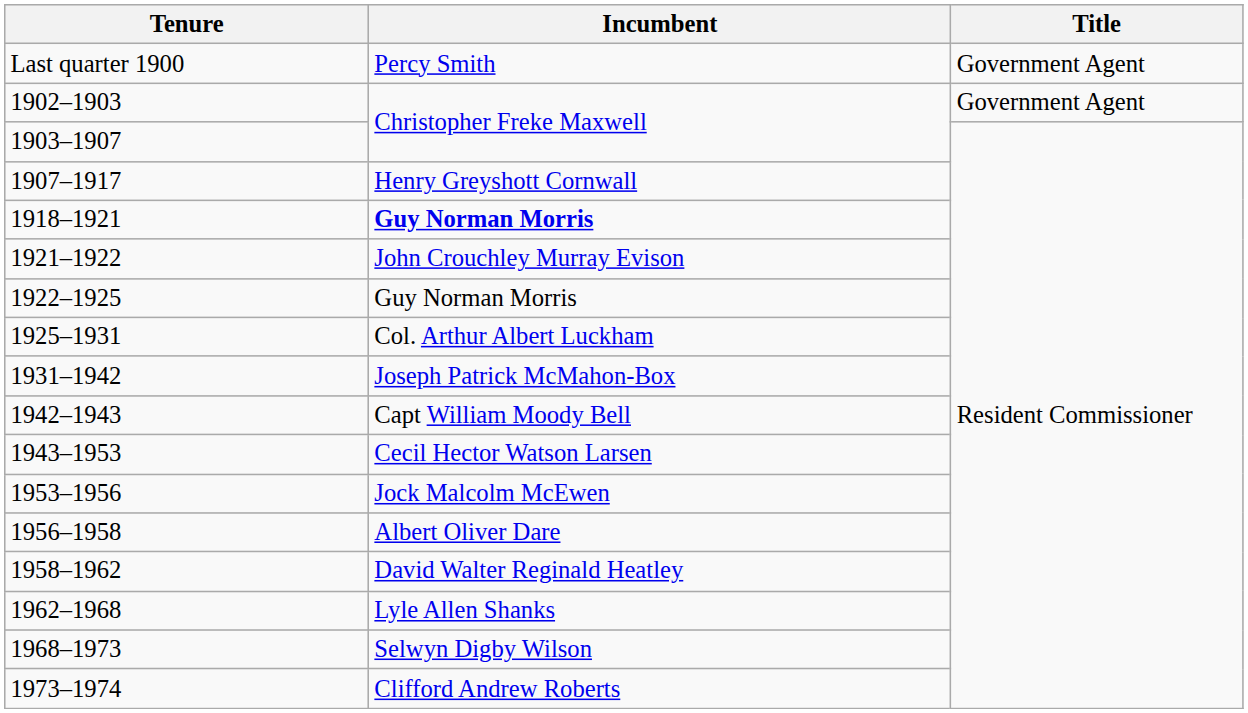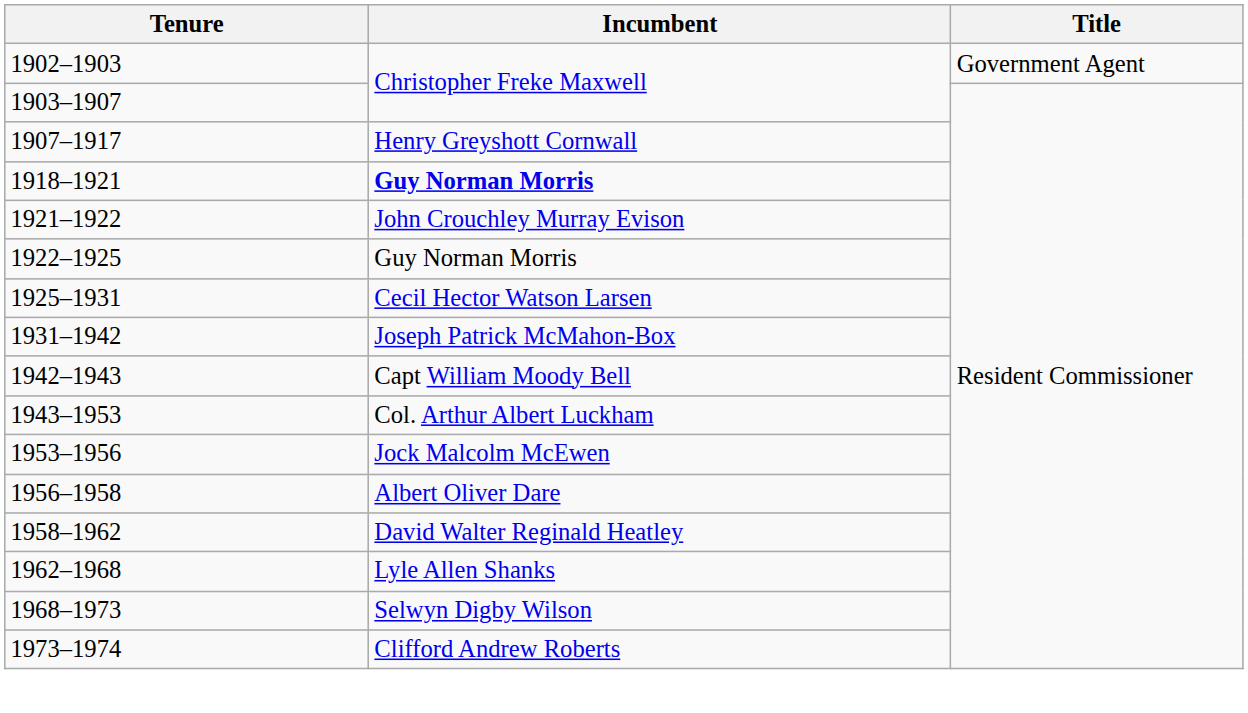- row: (97, 63)
(514, 336) Col. Arthur Albert Luckham -> (513, 297) Cecil Hector Watson Larsen
(513, 453) Cecil Hector Watson Larsen -> (514, 414) Col. Arthur Albert Luckham
